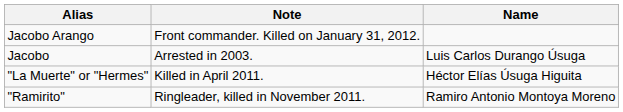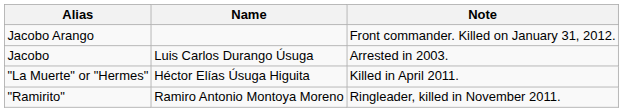columns swapped: (521, 14) <-> (287, 14)
